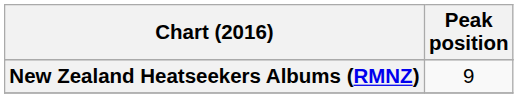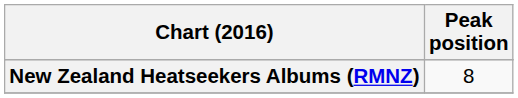(469, 76) 9 -> (469, 76) 8
